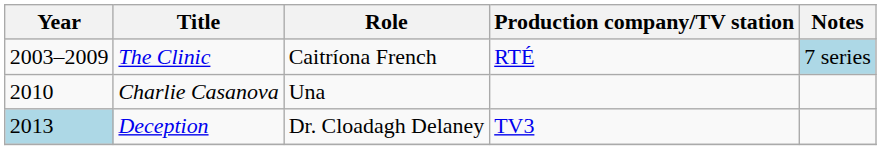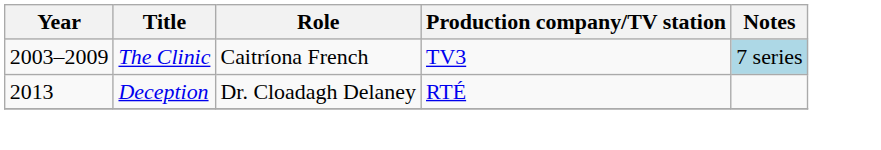(514, 56) RTÉ -> (446, 56) TV3
- row: (199, 91)
(32, 126) lightblue background -> (32, 91) no background
(514, 126) TV3 -> (446, 91) RTÉ
